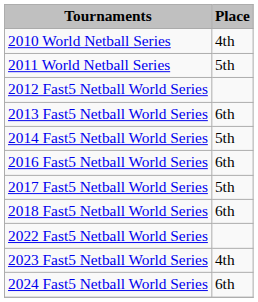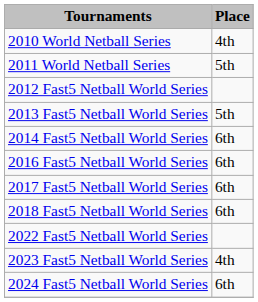(225, 114) 6th -> (225, 114) 5th
(225, 138) 5th -> (225, 138) 6th
(225, 187) 5th -> (225, 187) 6th
